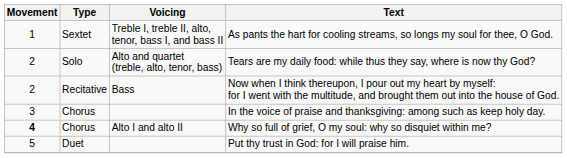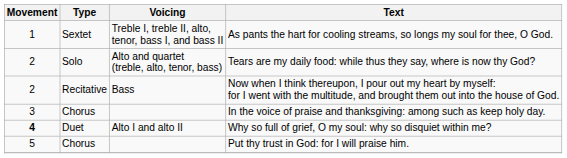(79, 128) Chorus -> (73, 128) Duet
(73, 144) Duet -> (79, 144) Chorus
